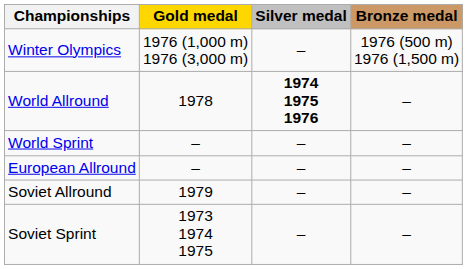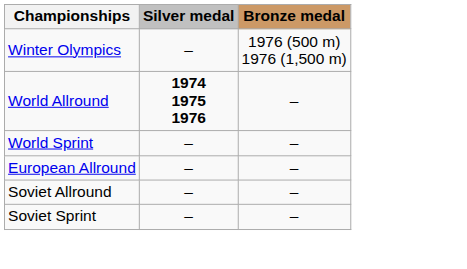- column: (196, 16)
